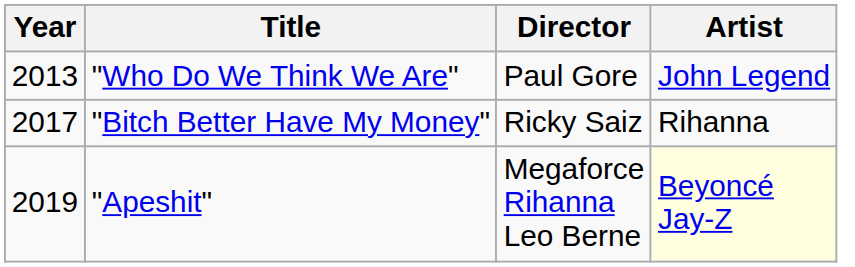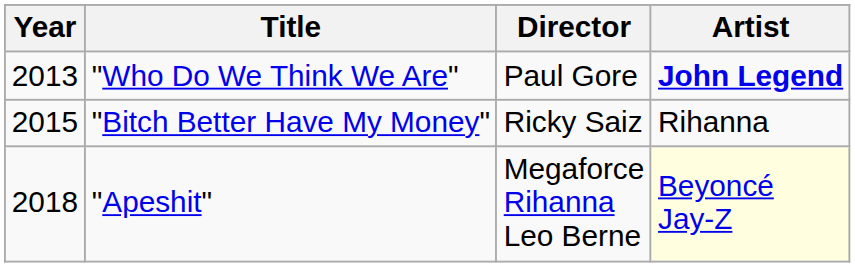(744, 75) normal -> (751, 75) bold
(45, 122) 2017 -> (45, 122) 2015
(45, 203) 2019 -> (45, 203) 2018
